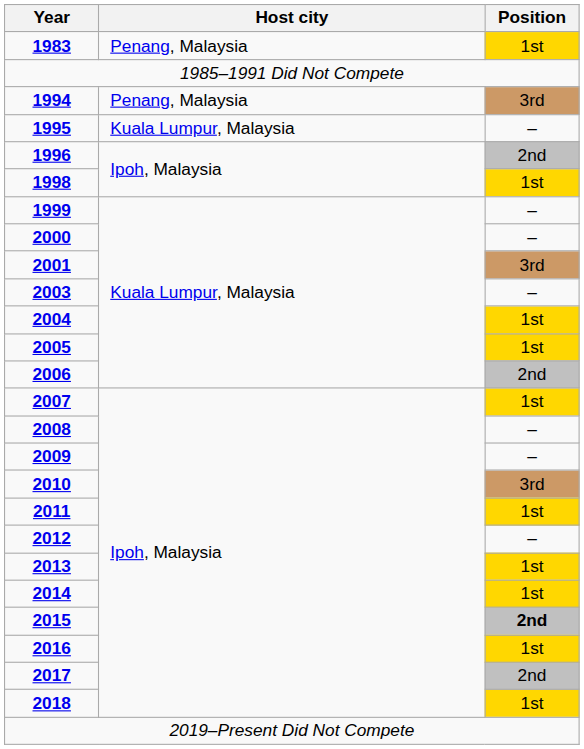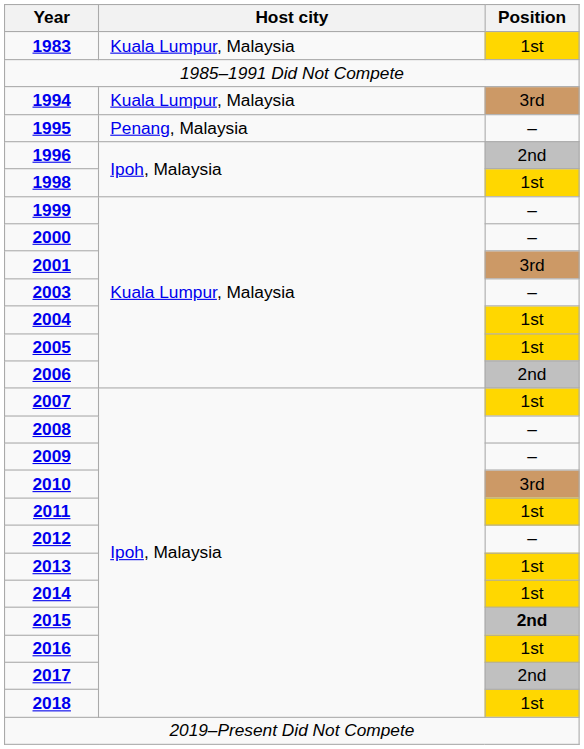(179, 45) Penang, Malaysia -> (202, 45) Kuala Lumpur, Malaysia
(179, 100) Penang, Malaysia -> (202, 100) Kuala Lumpur, Malaysia
(202, 127) Kuala Lumpur, Malaysia -> (179, 127) Penang, Malaysia
